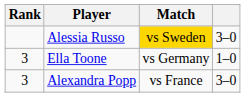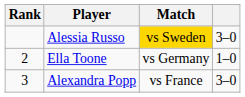(25, 59) 3 -> (25, 59) 2
